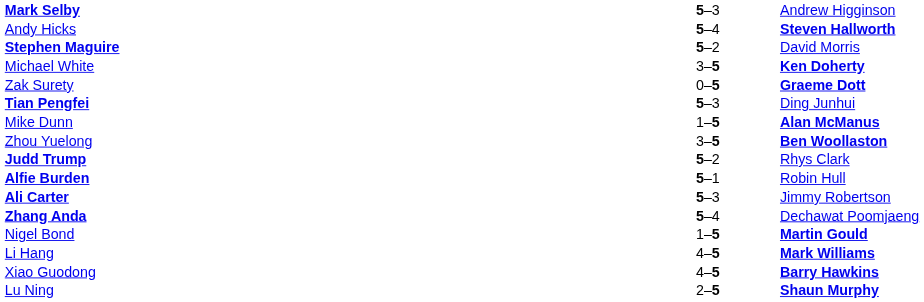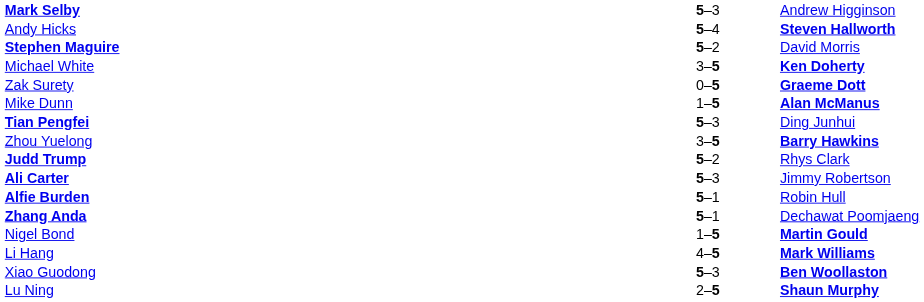rows swapped: (47, 103) <-> (39, 122)
(834, 141) Ben Woollaston -> (829, 141) Barry Hawkins
rows swapped: (37, 197) <-> (47, 178)
(708, 216) 5–4 -> (708, 216) 5–1
(708, 272) 4–5 -> (708, 272) 5–3
(829, 272) Barry Hawkins -> (834, 272) Ben Woollaston
